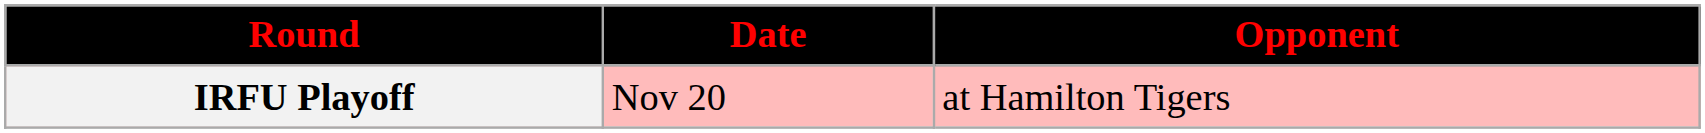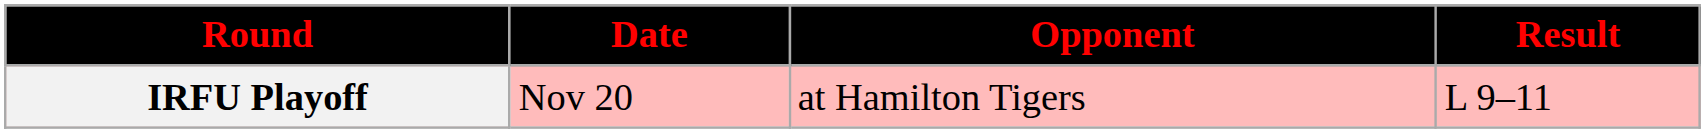+ column: (1568, 34)
